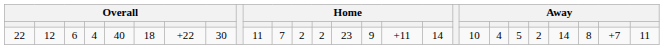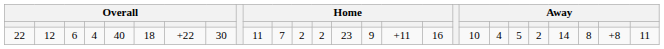(438, 35) 14 -> (438, 35) 16
(614, 35) +7 -> (614, 35) +8
